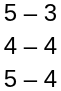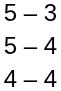rows swapped: (30, 78) <-> (30, 45)
